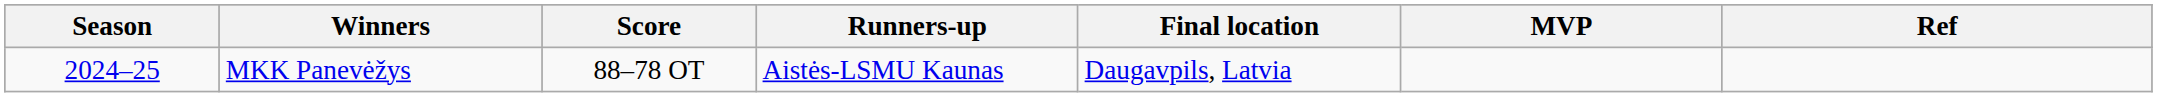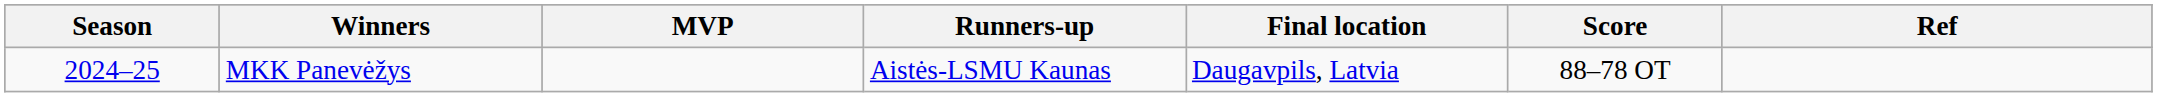columns swapped: (649, 26) <-> (1561, 26)
